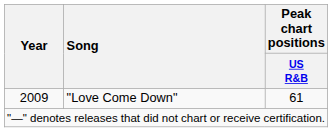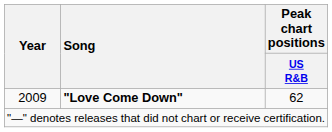(122, 98) normal -> (123, 98) bold
(296, 98) 61 -> (296, 98) 62
